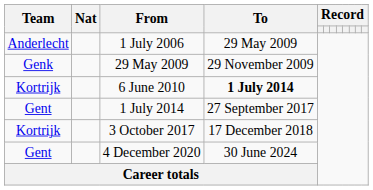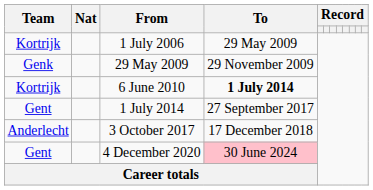(38, 43) Anderlecht -> (38, 43) Kortrijk
(38, 130) Kortrijk -> (38, 130) Anderlecht
(260, 152) no background -> (260, 152) pink background
